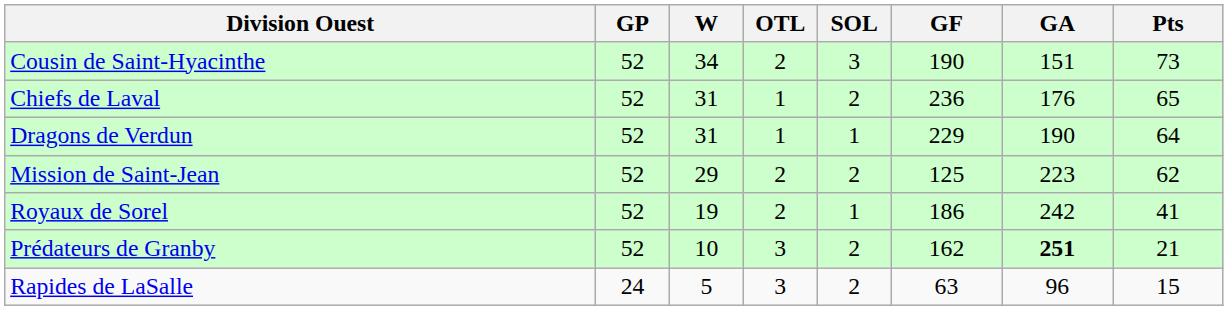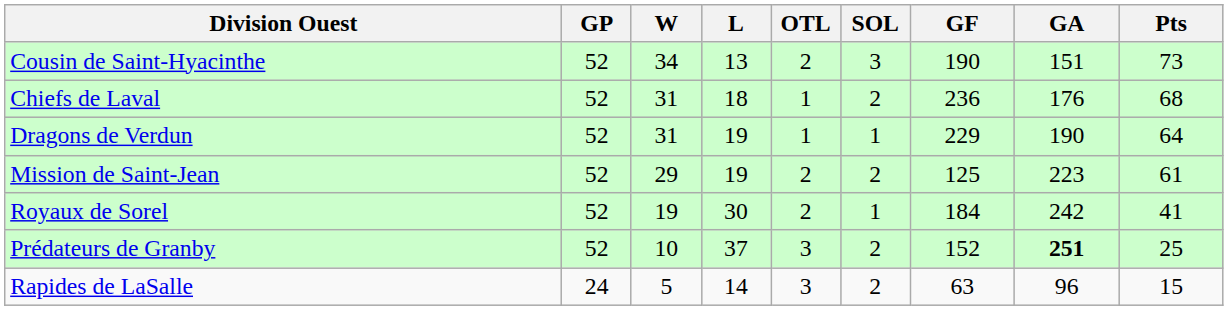+ column: (736, 23)
(1168, 98) 65 -> (1171, 98) 68
(1168, 173) 62 -> (1171, 173) 61
(946, 211) 186 -> (962, 211) 184
(946, 248) 162 -> (962, 248) 152
(1168, 248) 21 -> (1171, 248) 25
